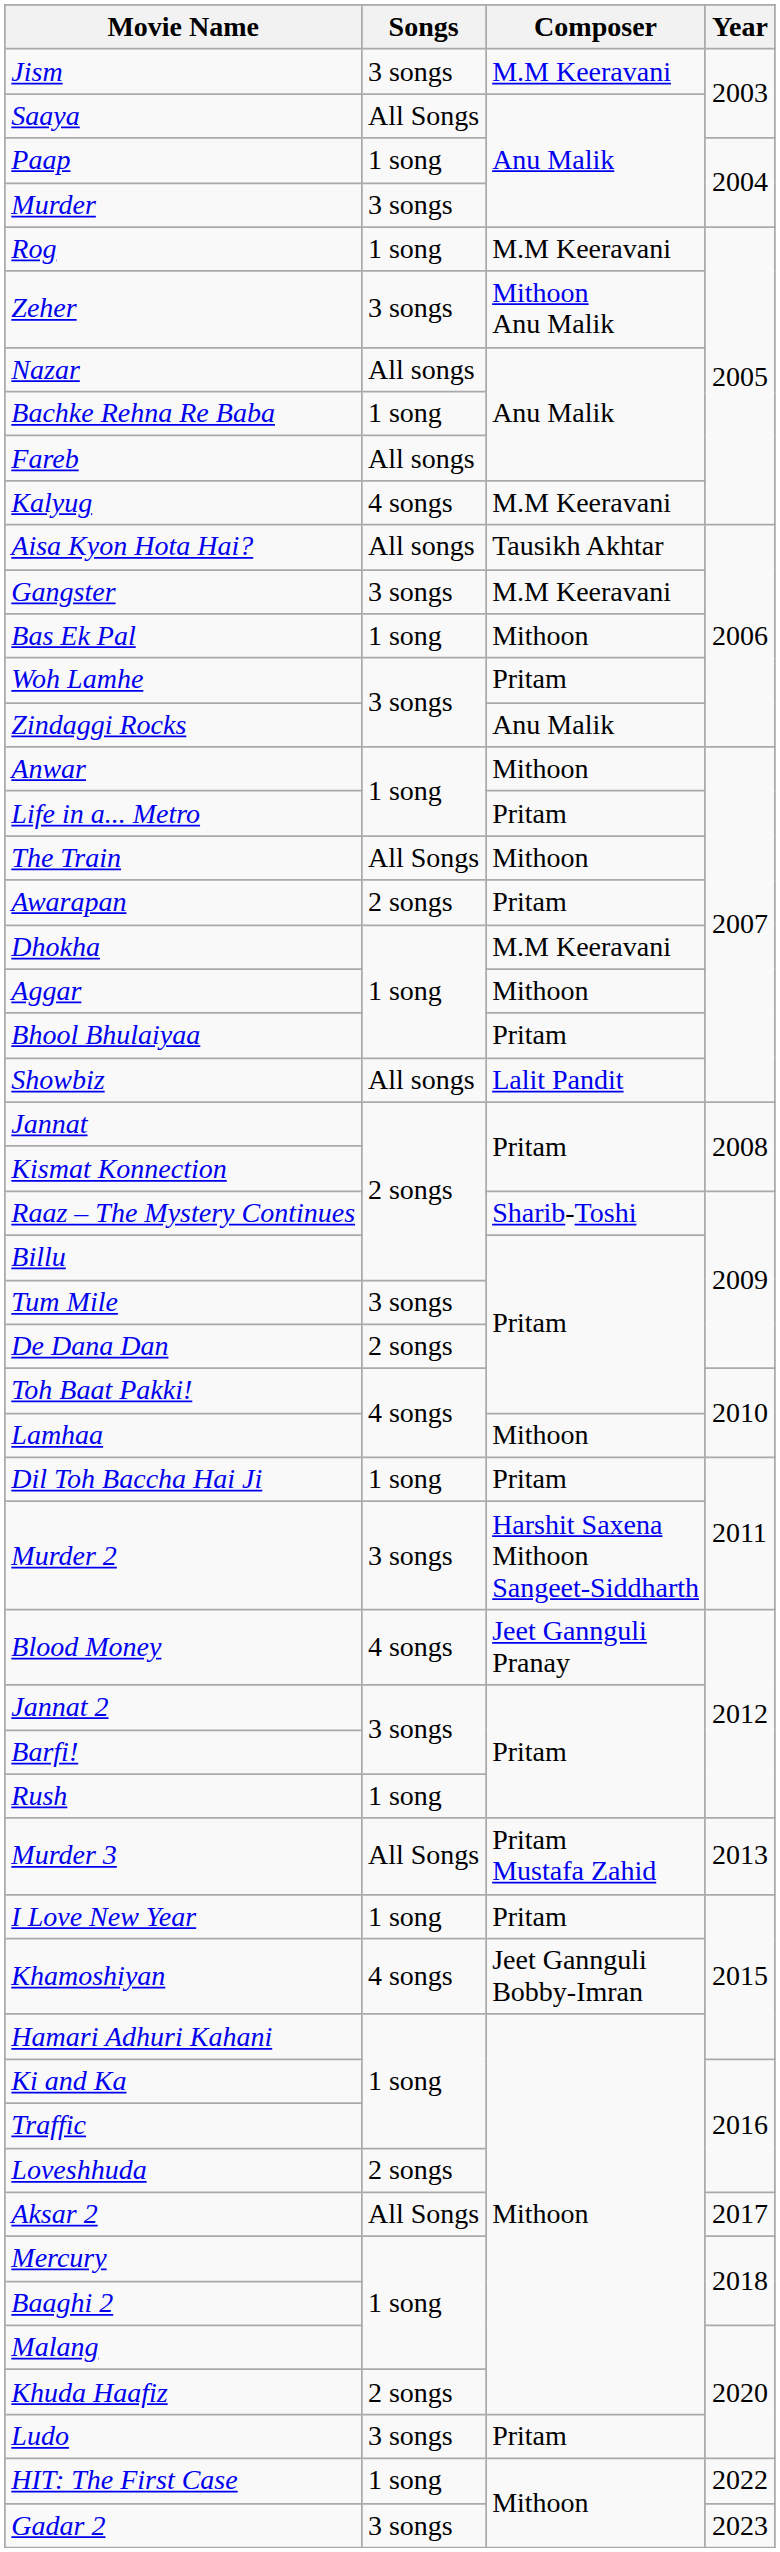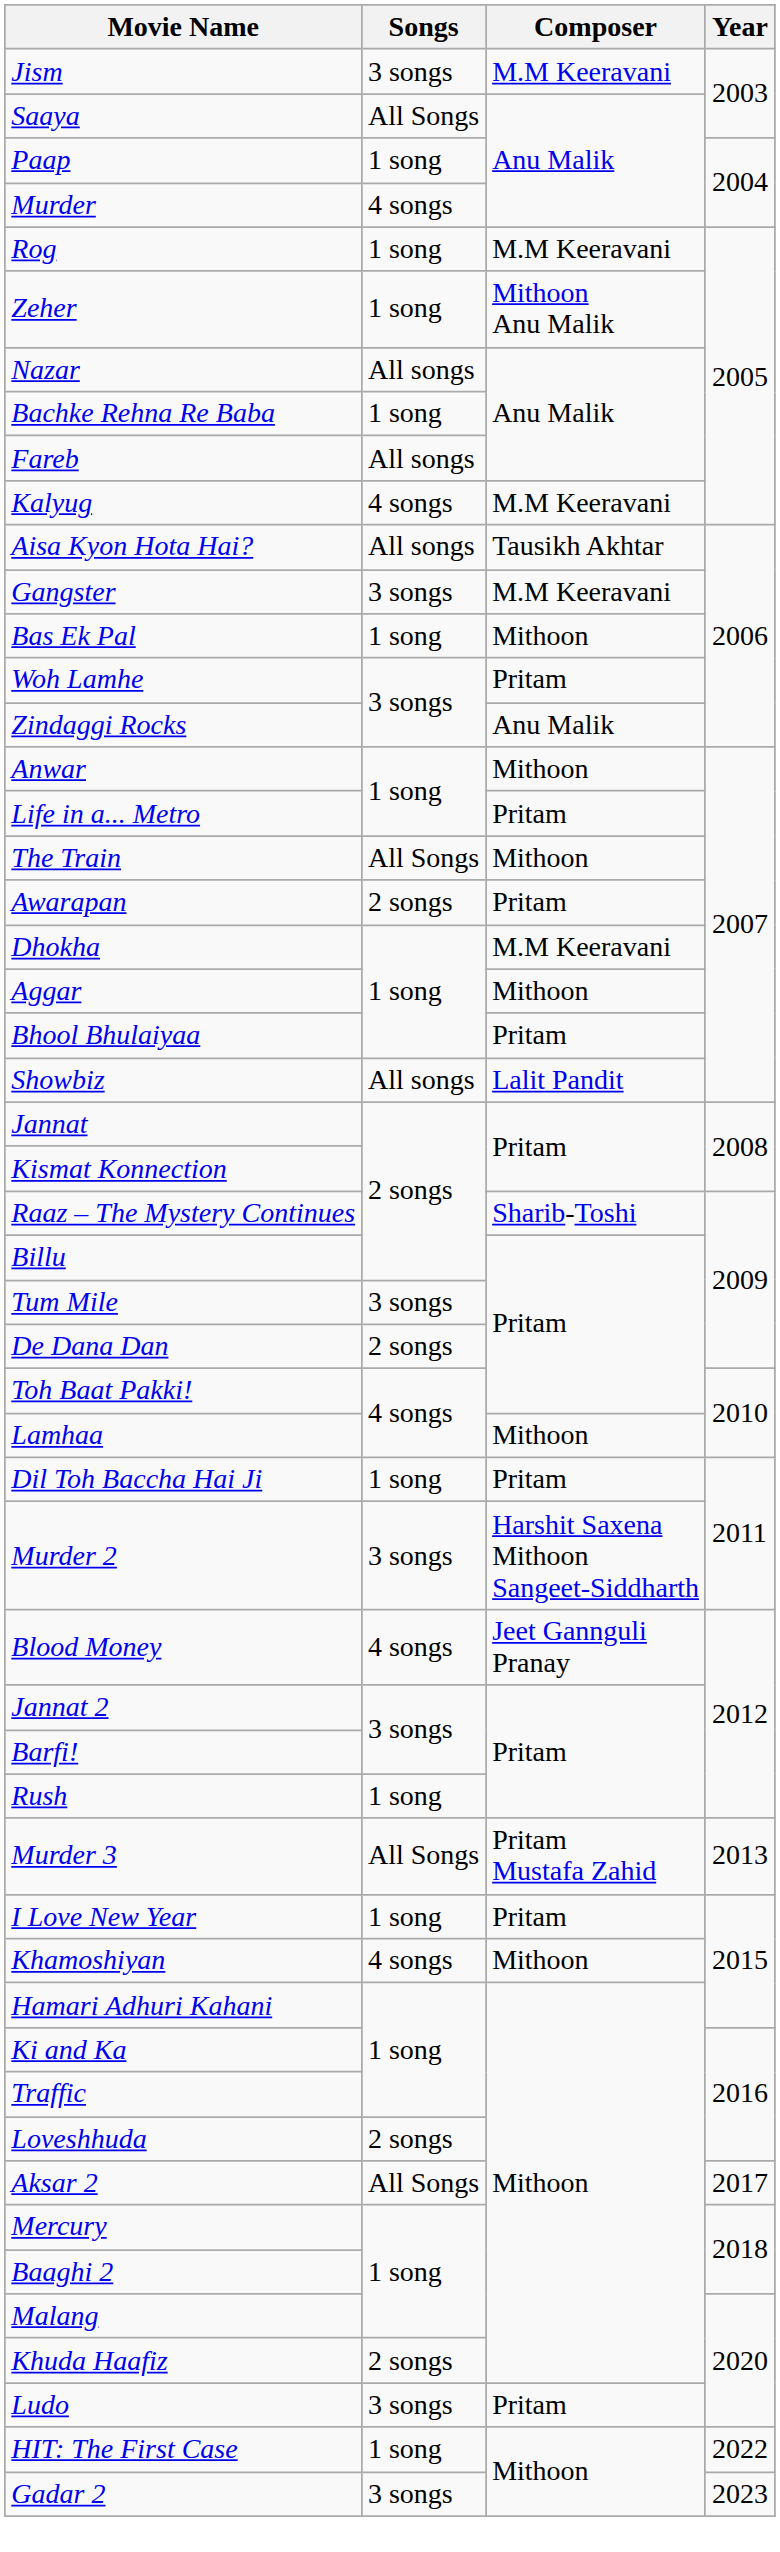(410, 204) 3 songs -> (410, 204) 4 songs
(410, 308) 3 songs -> (405, 308) 1 song
(570, 1976) Jeet Gannguli Bobby-Imran -> (540, 1960) Mithoon
